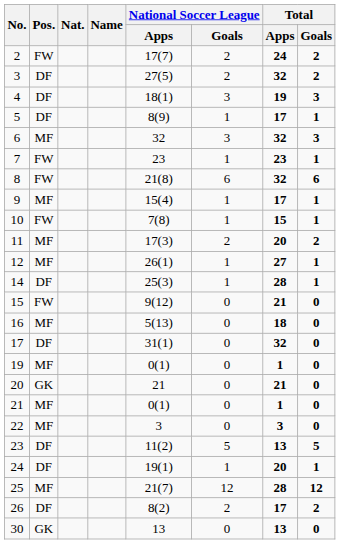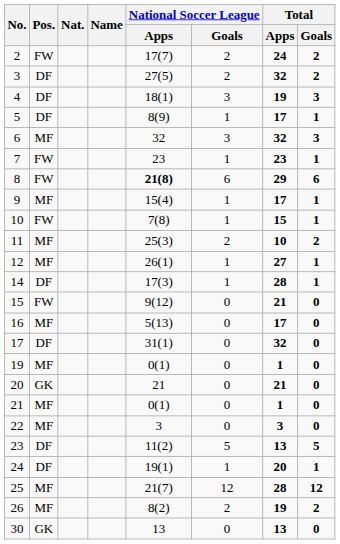(159, 179) normal -> (159, 179) bold
(280, 179) 32 -> (280, 179) 29
(159, 240) 17(3) -> (159, 240) 25(3)
(280, 240) 20 -> (280, 240) 10
(159, 281) 25(3) -> (159, 281) 17(3)
(280, 323) 18 -> (280, 323) 17
(44, 508) DF -> (44, 508) MF
(280, 508) 17 -> (280, 508) 19
